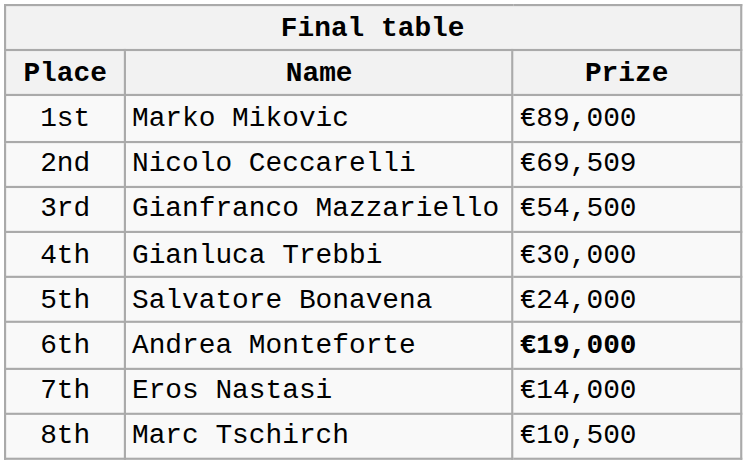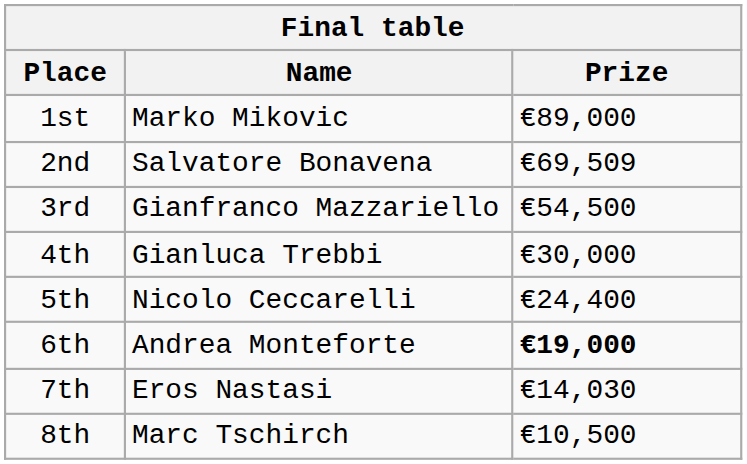(274, 164) Nicolo Ceccarelli -> (282, 164) Salvatore Bonavena
(282, 300) Salvatore Bonavena -> (274, 300) Nicolo Ceccarelli
(578, 300) €24,000 -> (578, 300) €24,400
(578, 390) €14,000 -> (578, 390) €14,030
